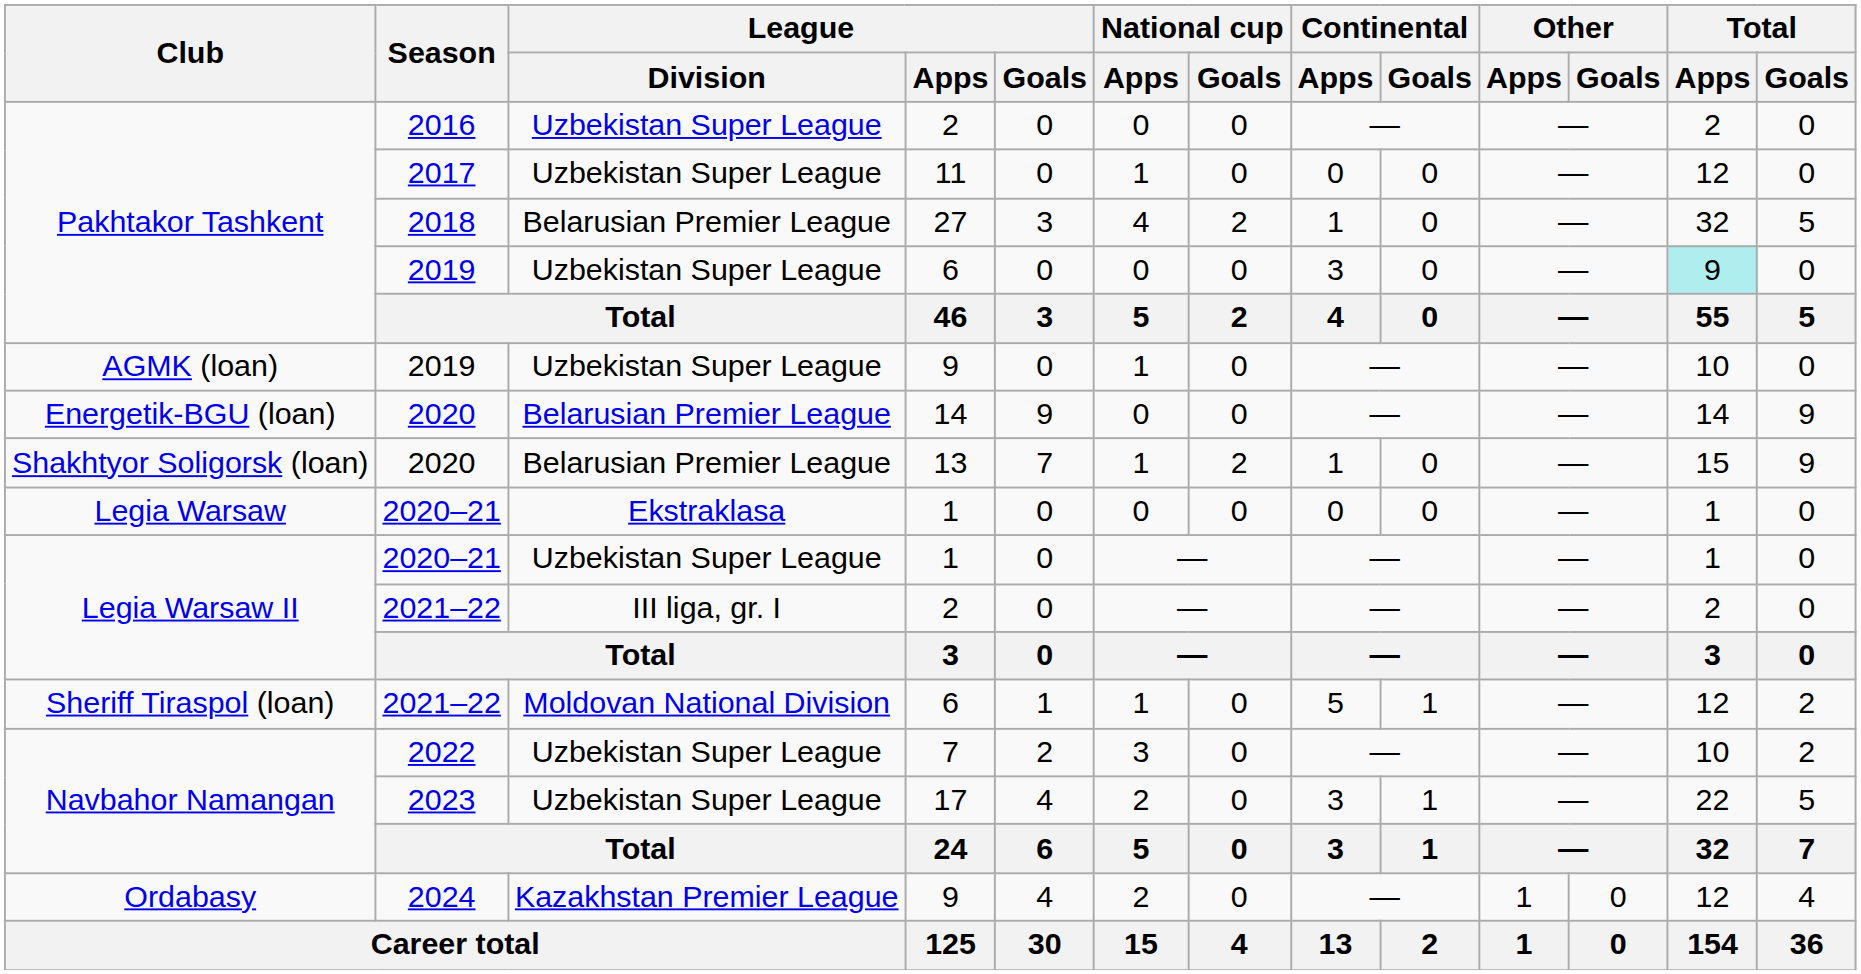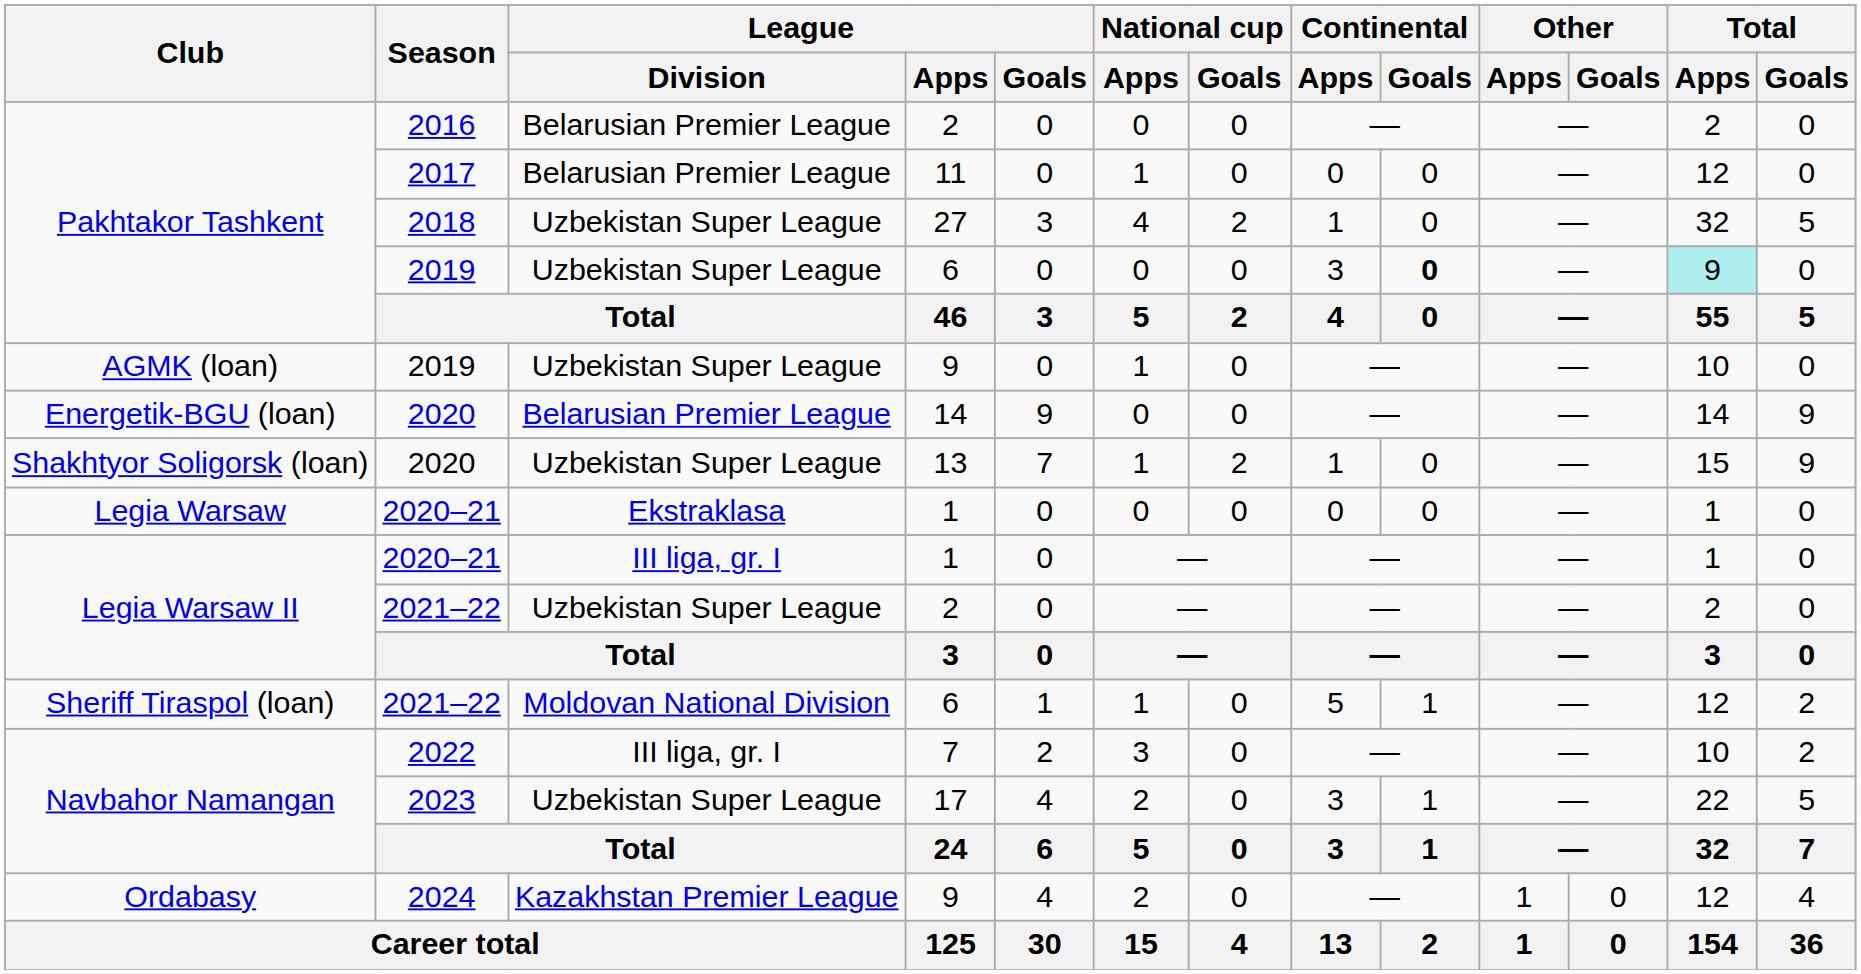(707, 125) Uzbekistan Super League -> (707, 125) Belarusian Premier League
(707, 173) Uzbekistan Super League -> (707, 173) Belarusian Premier League
(707, 221) Belarusian Premier League -> (707, 221) Uzbekistan Super League
(1430, 269) normal -> (1430, 269) bold
(707, 462) Belarusian Premier League -> (707, 462) Uzbekistan Super League
(707, 558) Uzbekistan Super League -> (707, 558) III liga, gr. I
(707, 607) III liga, gr. I -> (707, 607) Uzbekistan Super League
(707, 751) Uzbekistan Super League -> (707, 751) III liga, gr. I
